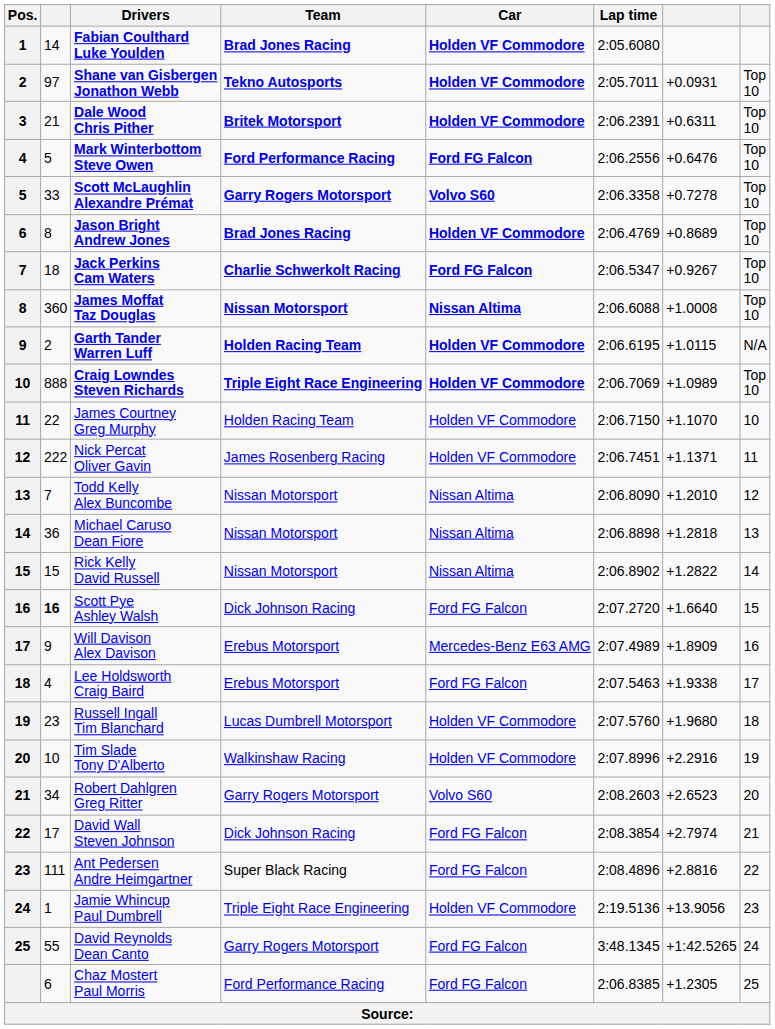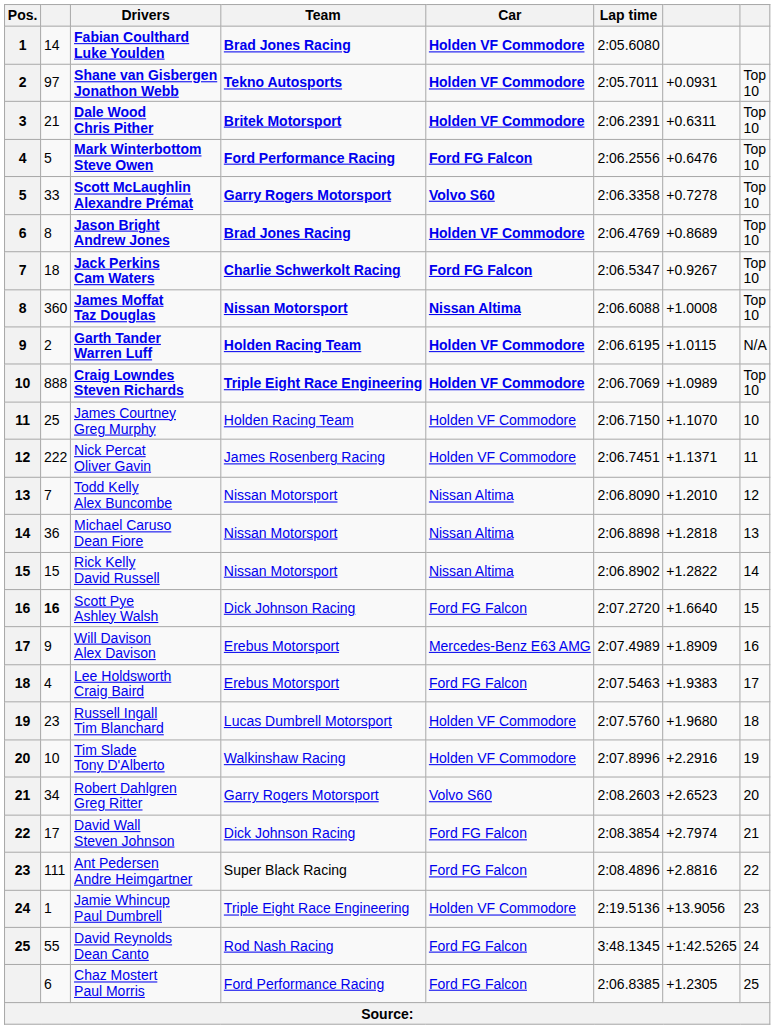(52, 420) 22 -> (52, 420) 25
(692, 683) +1.9338 -> (692, 683) +1.9383
(301, 946) Garry Rogers Motorsport -> (279, 946) Rod Nash Racing
